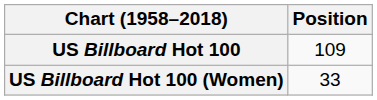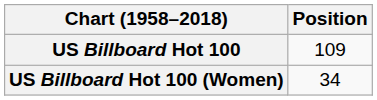(330, 79) 33 -> (330, 79) 34
